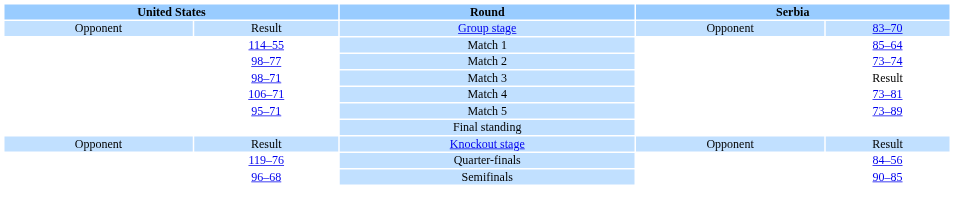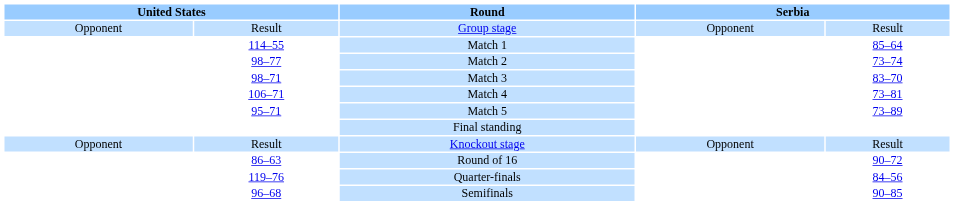(888, 28) 83–70 -> (888, 28) Result
(888, 78) Result -> (888, 78) 83–70
+ row: (487, 160)
